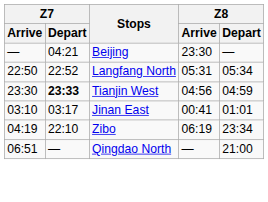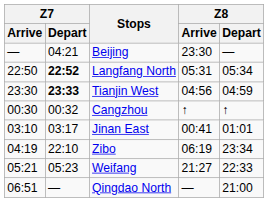(63, 71) normal -> (63, 71) bold
+ row: (120, 110)
+ row: (114, 168)
